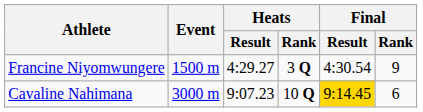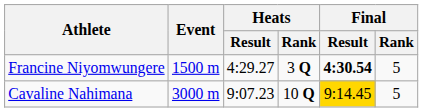(347, 68) normal -> (348, 68) bold
(396, 68) 9 -> (396, 68) 5
(396, 94) 6 -> (396, 94) 5
